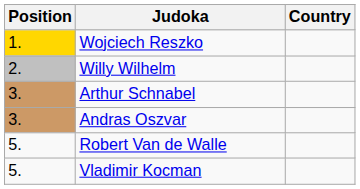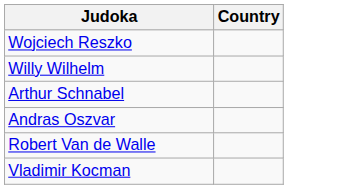- column: (40, 17)
